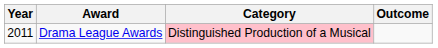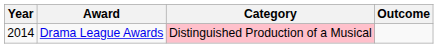(20, 33) 2011 -> (21, 33) 2014
